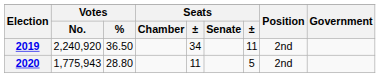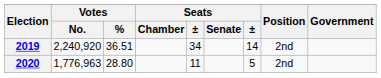(119, 47) 36.50 -> (119, 47) 36.51
(252, 47) 11 -> (252, 47) 14
(77, 64) 1,775,943 -> (77, 64) 1,776,963
